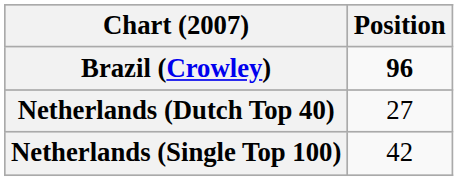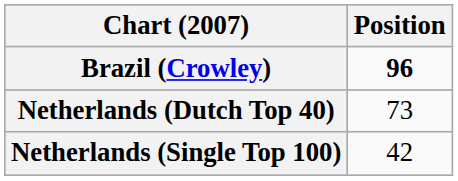(400, 110) 27 -> (400, 110) 73
